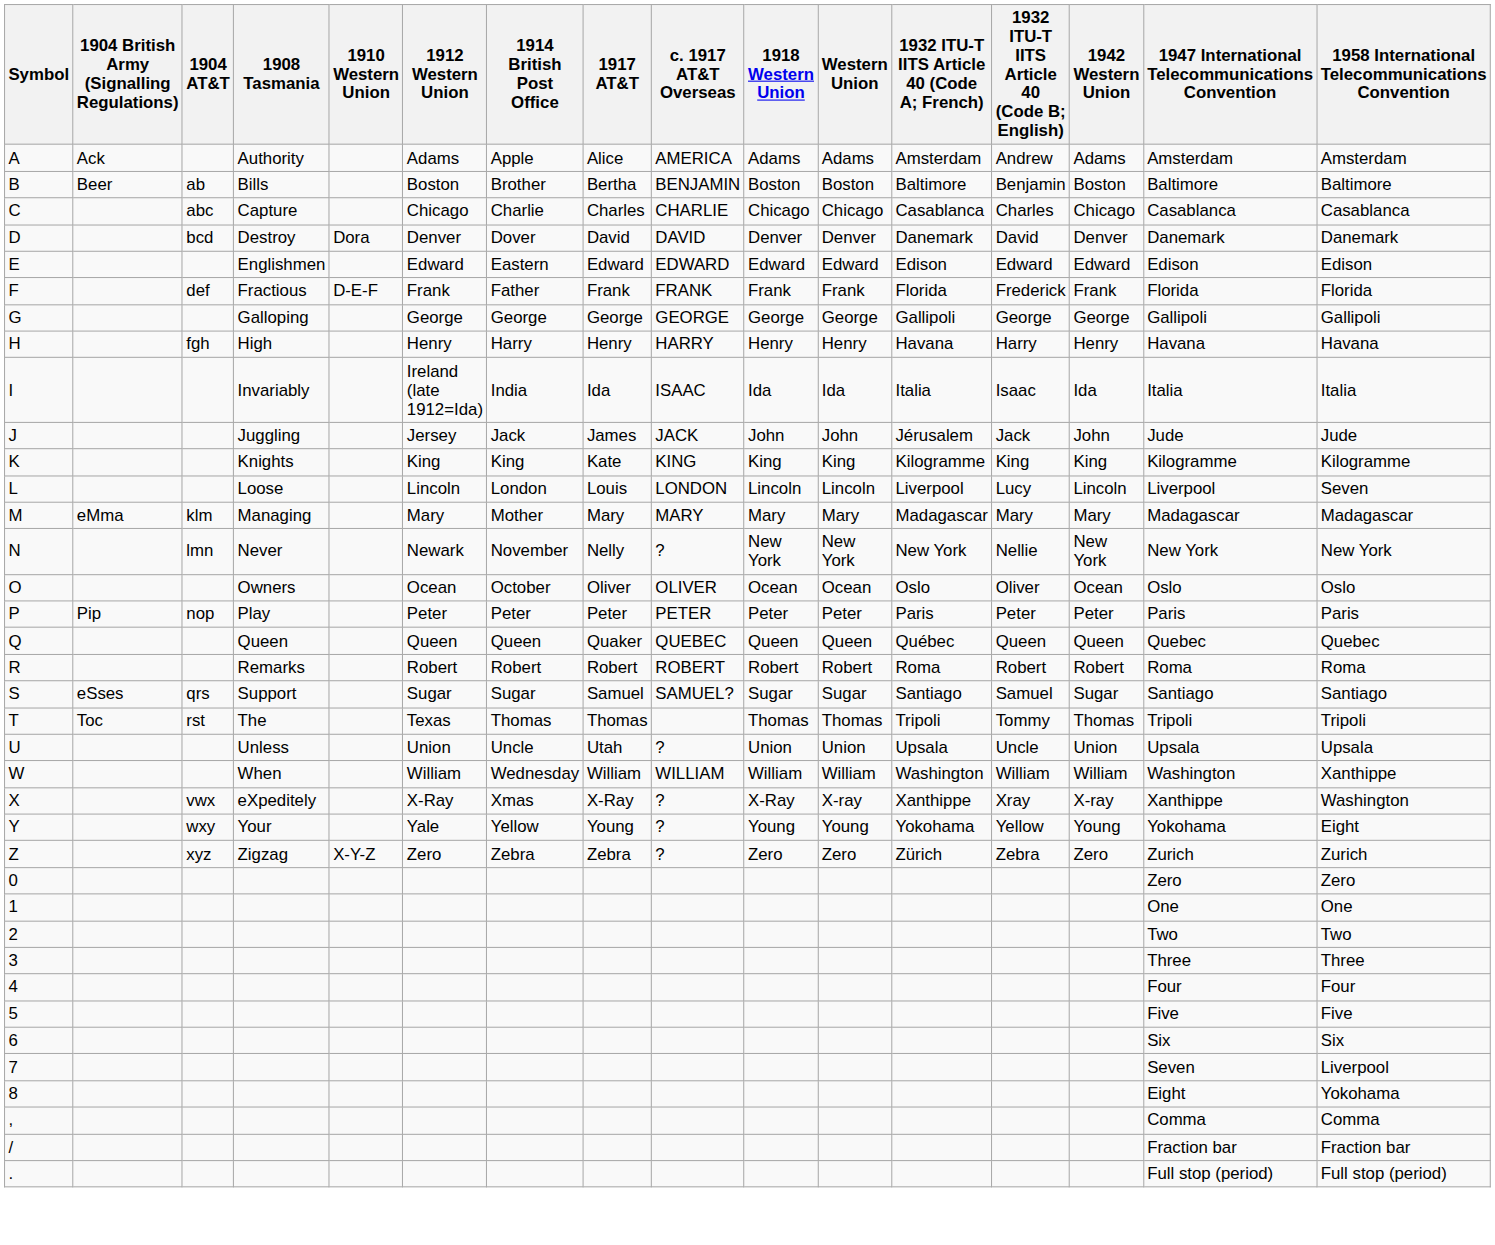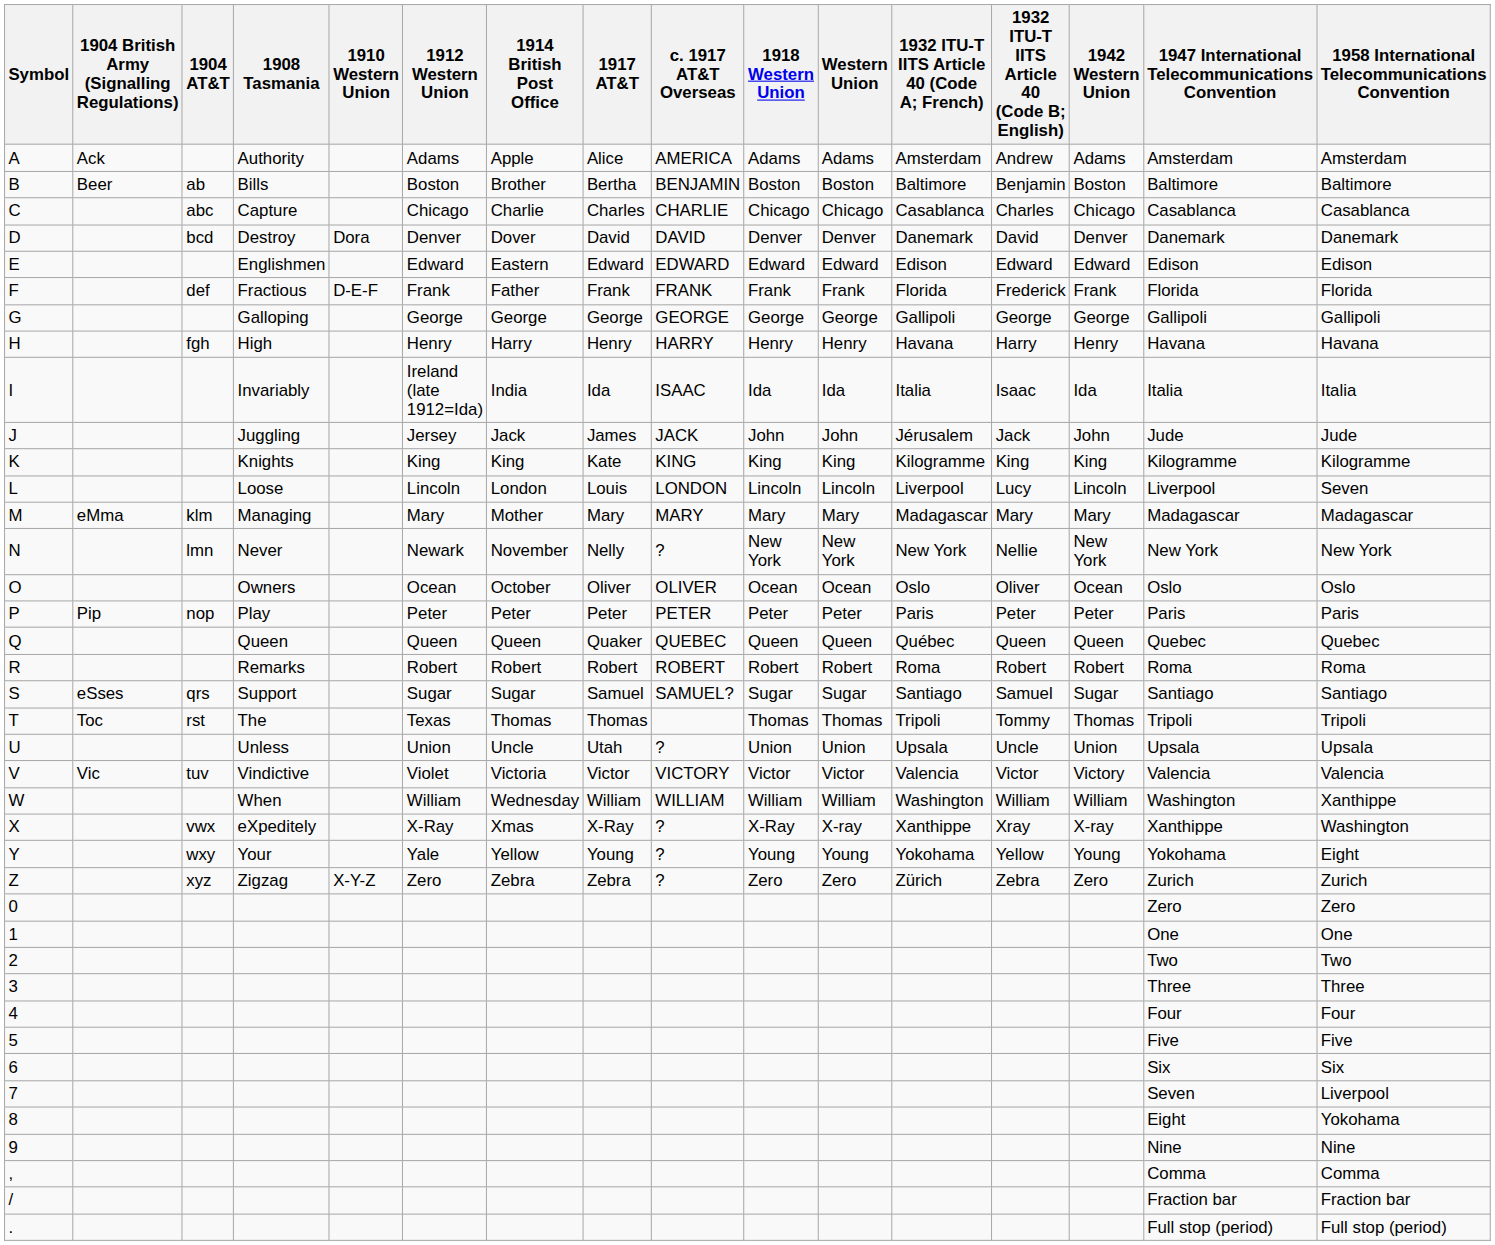+ row: (14, 774)
+ row: (13, 1147)
